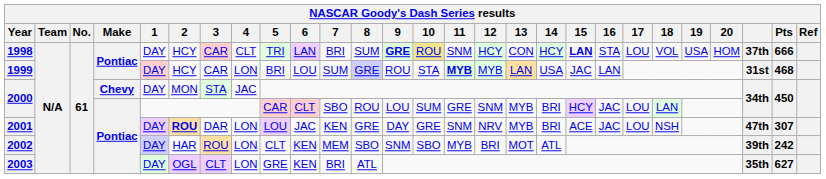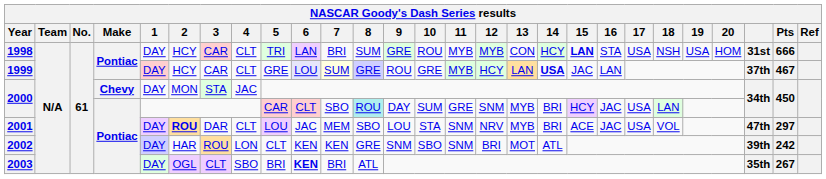(398, 51) bold -> (399, 51) normal
(429, 51) khaki background -> (430, 51) no background
(459, 51) SNM -> (461, 51) MYB
(490, 51) HCY -> (492, 51) MYB
(638, 51) LOU -> (639, 51) USA
(667, 51) VOL -> (668, 51) NSH
(757, 51) 37th -> (759, 51) 31st
(246, 70) LON -> (246, 70) CLT
(275, 70) BRI -> (276, 70) GRE
(305, 70) no background -> (306, 70) lavender background
(335, 70) no background -> (337, 70) lightyellow background
(429, 70) STA -> (430, 70) GRE
(459, 70) bold -> (461, 70) normal
(490, 70) MYB -> (491, 70) HCY
(551, 70) normal -> (553, 70) bold
(757, 70) 31st -> (759, 70) 37th
(784, 70) 468 -> (785, 70) 467
(367, 108) no background -> (368, 108) paleturquoise background
(398, 108) LOU -> (399, 108) DAY
(638, 108) LOU -> (639, 108) USA
(246, 127) LON -> (246, 127) CLT
(335, 127) KEN -> (337, 127) MEM
(367, 127) GRE -> (368, 127) SBO
(398, 127) DAY -> (399, 127) LOU
(429, 127) GRE -> (430, 127) STA
(638, 127) LOU -> (639, 127) USA
(667, 127) NSH -> (668, 127) VOL
(784, 127) 307 -> (785, 127) 297
(335, 145) MEM -> (337, 145) KEN
(367, 145) SBO -> (368, 145) GRE
(459, 145) MYB -> (461, 145) SNM
(246, 164) LON -> (246, 164) SBO
(275, 164) GRE -> (276, 164) BRI
(305, 164) normal -> (306, 164) bold
(784, 164) 627 -> (785, 164) 267
